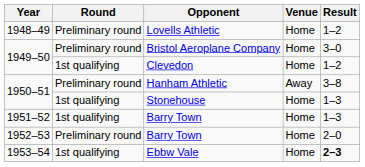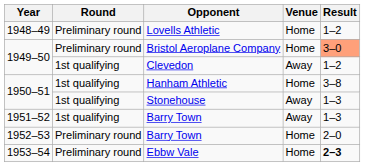(332, 48) no background -> (332, 48) lightsalmon background
(300, 65) Home -> (299, 65) Away
(98, 83) Preliminary round -> (87, 83) 1st qualifying
(299, 83) Away -> (300, 83) Home
(300, 100) Home -> (299, 100) Away
(300, 118) Home -> (299, 118) Away
(87, 153) 1st qualifying -> (98, 153) Preliminary round
